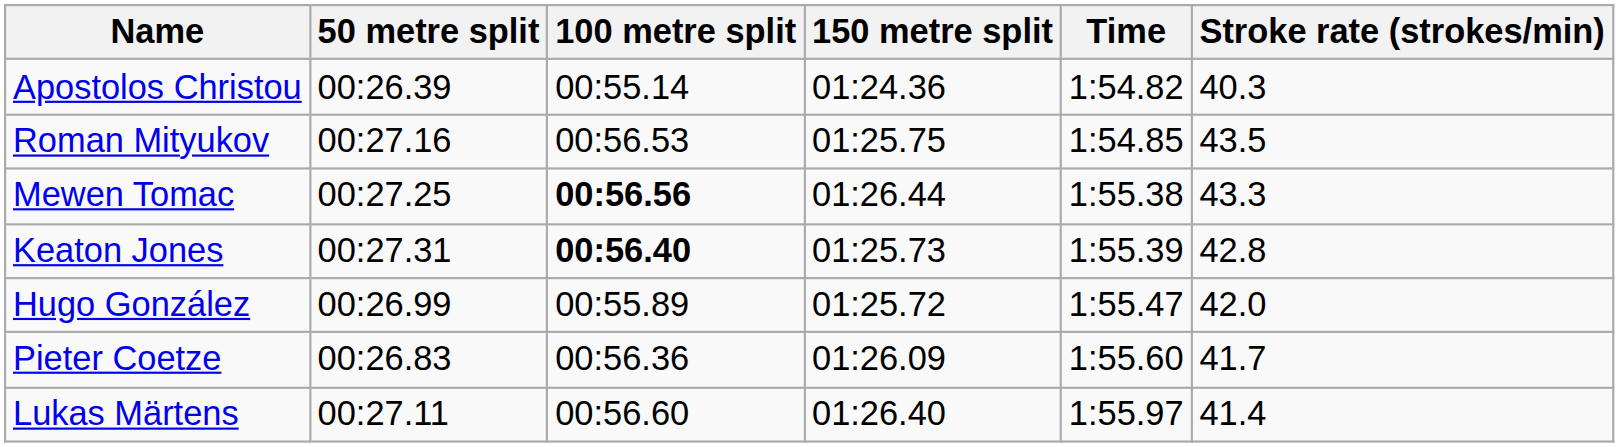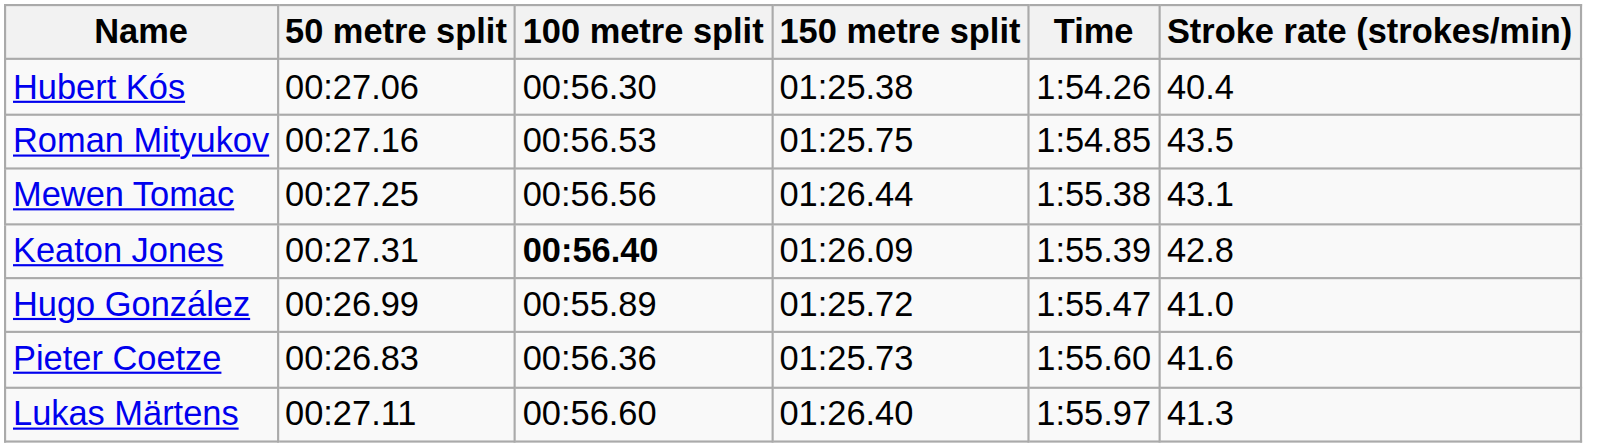+ row: (99, 86)
- row: (157, 86)
(623, 195) bold -> (590, 195) normal
(1233, 195) 43.3 -> (1200, 195) 43.1
(879, 250) 01:25.73 -> (846, 250) 01:26.09
(1233, 304) 42.0 -> (1200, 304) 41.0
(879, 359) 01:26.09 -> (846, 359) 01:25.73
(1233, 359) 41.7 -> (1200, 359) 41.6
(1233, 413) 41.4 -> (1200, 413) 41.3
